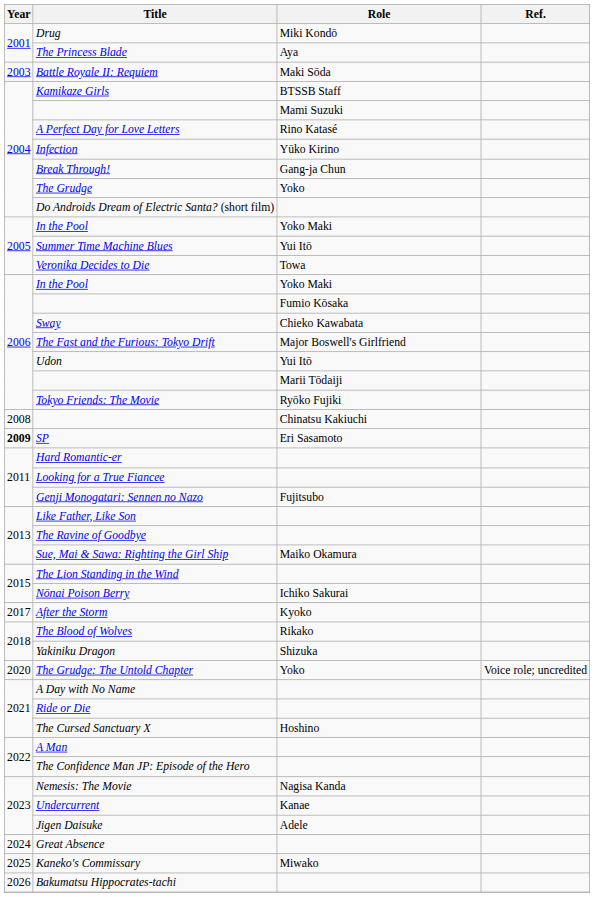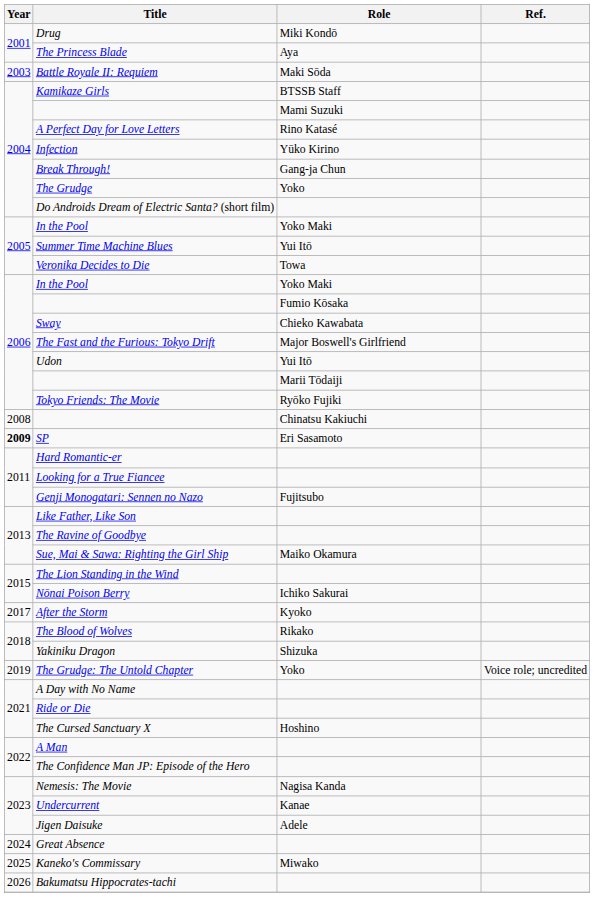(19, 670) 2020 -> (19, 670) 2019
